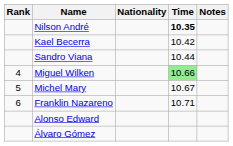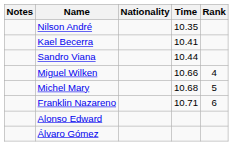columns swapped: (18, 12) <-> (213, 12)
(183, 27) bold -> (186, 27) normal
(183, 42) 10.42 -> (186, 42) 10.41
(183, 73) lightgreen background -> (186, 73) no background
(183, 88) 10.67 -> (186, 88) 10.68
